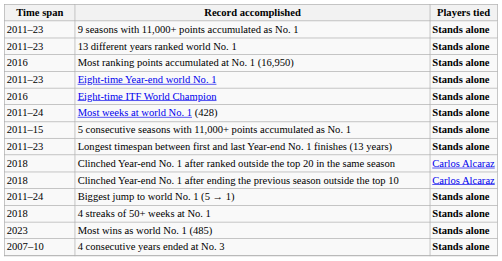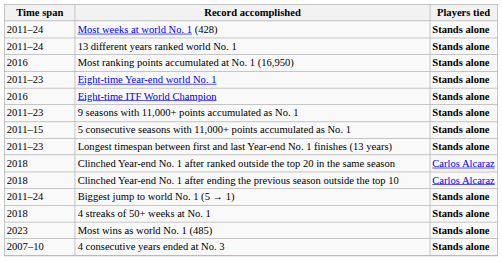rows swapped: (148, 113) <-> (188, 29)
(25, 46) 2011–23 -> (25, 46) 2011–24
